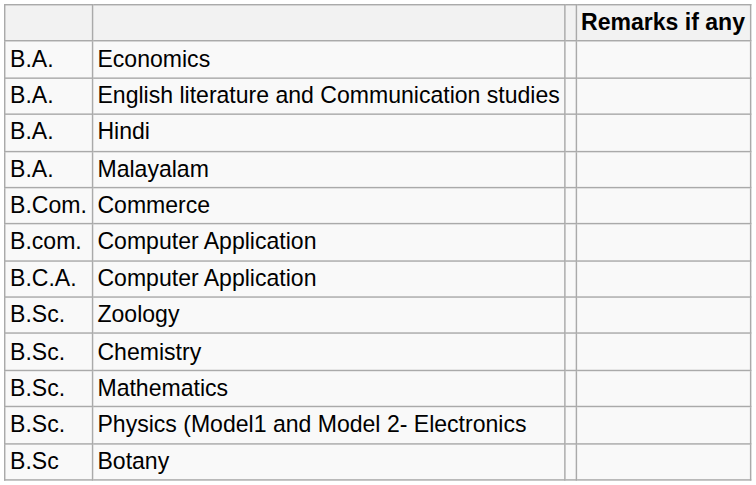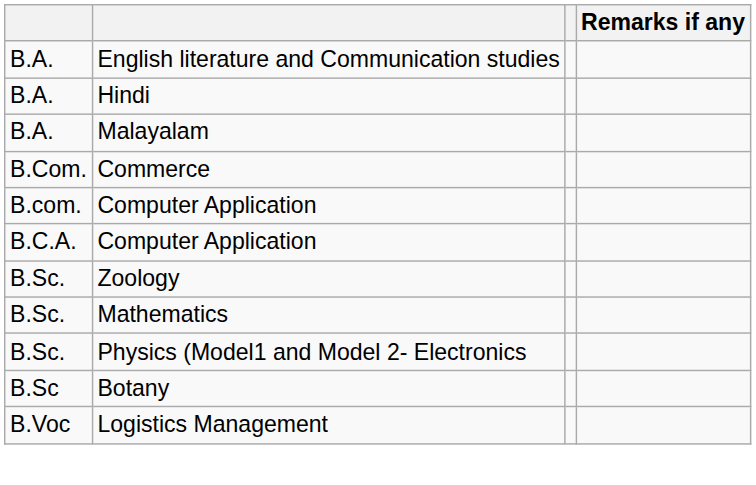- row: (32, 59)
- row: (38, 351)
+ row: (40, 424)
